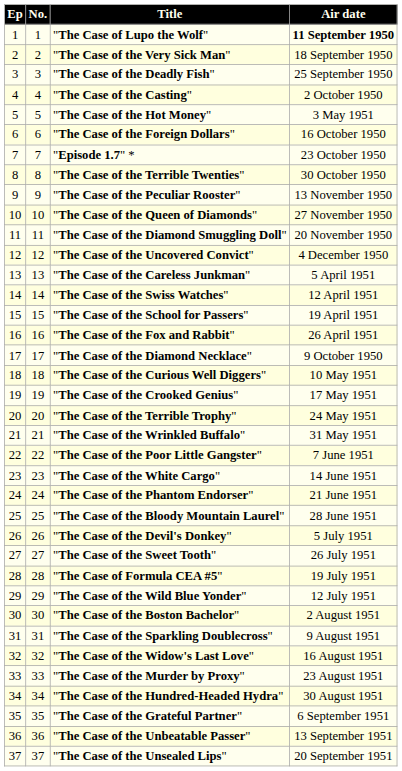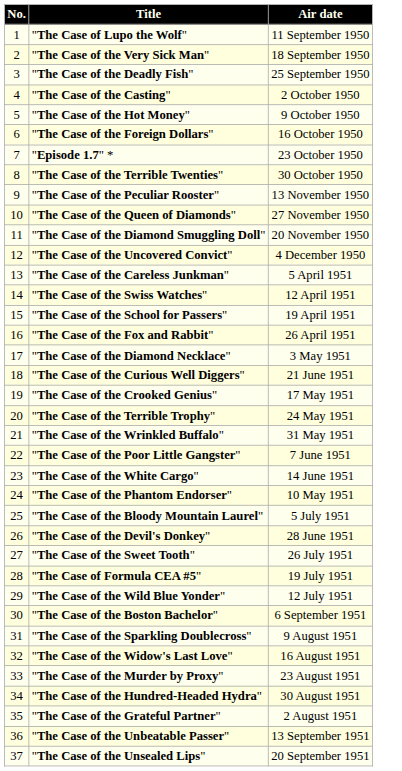- column: (15, 14)
(343, 34) bold -> (320, 34) normal
(343, 114) 3 May 1951 -> (320, 114) 9 October 1950
(343, 355) 9 October 1950 -> (320, 355) 3 May 1951
(343, 375) 10 May 1951 -> (320, 375) 21 June 1951
(343, 495) 21 June 1951 -> (320, 495) 10 May 1951
(343, 515) 28 June 1951 -> (320, 515) 5 July 1951
(343, 535) 5 July 1951 -> (320, 535) 28 June 1951
(343, 615) 2 August 1951 -> (320, 615) 6 September 1951
(343, 716) 6 September 1951 -> (320, 716) 2 August 1951
